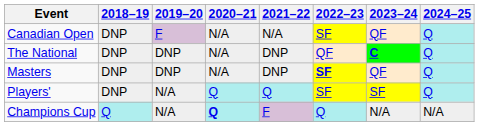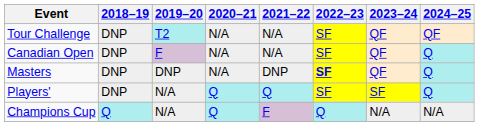+ row: (49, 33)
- row: (42, 53)
(213, 111) bold -> (213, 111) normal
